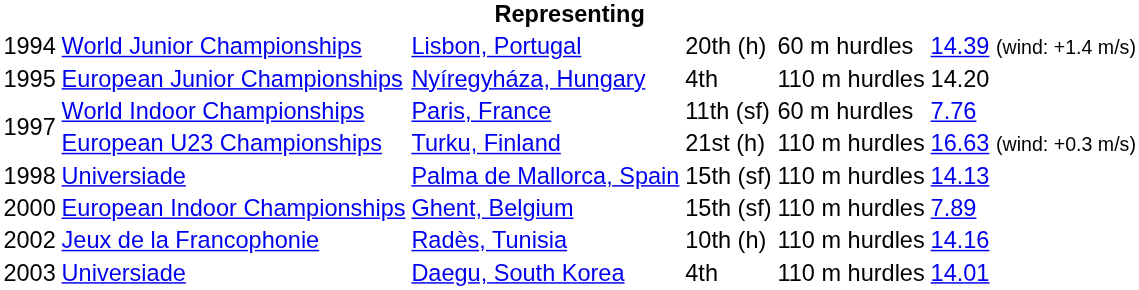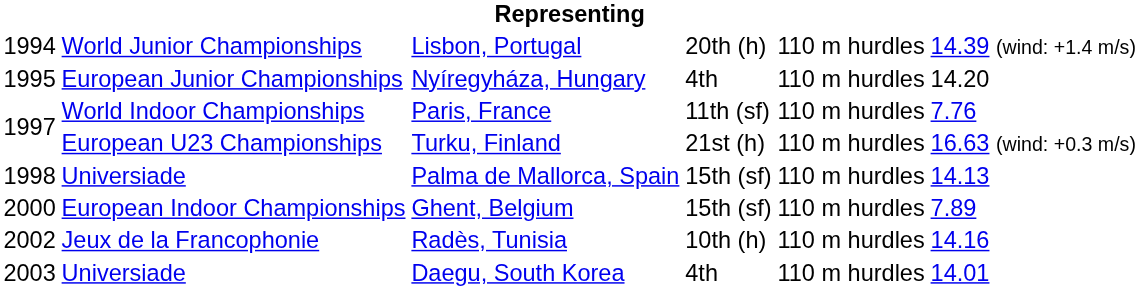(845, 46) 60 m hurdles -> (851, 46) 110 m hurdles
(845, 111) 60 m hurdles -> (851, 111) 110 m hurdles
